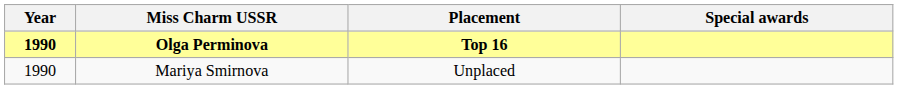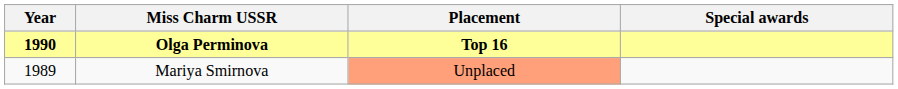(40, 71) 1990 -> (40, 71) 1989
(484, 71) no background -> (484, 71) lightsalmon background
